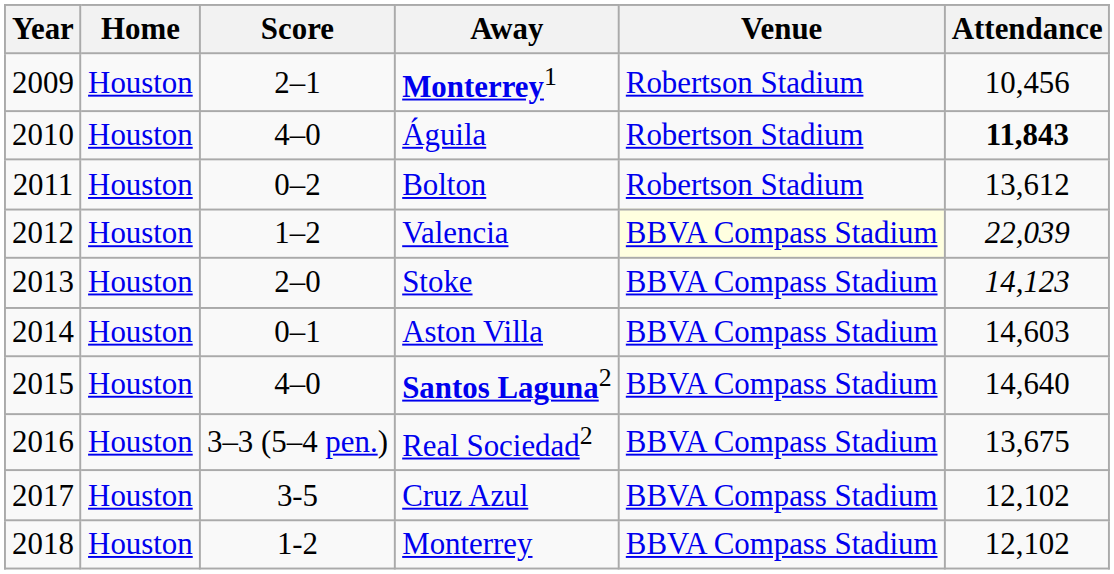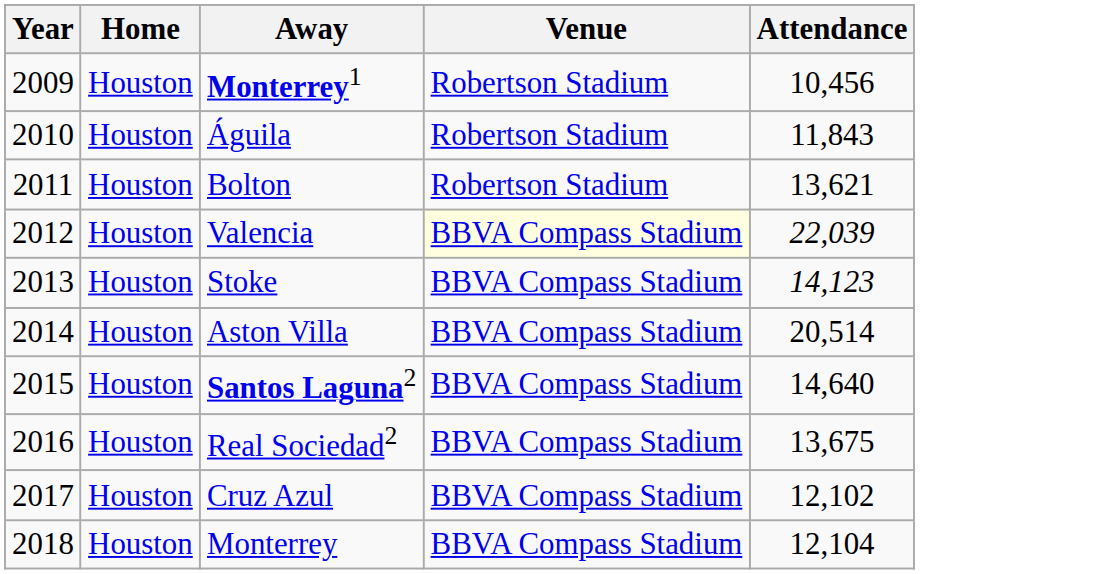- column: (297, 28)
(1027, 135) bold -> (832, 135) normal
(1027, 184) 13,612 -> (832, 184) 13,621
(1027, 331) 14,603 -> (832, 331) 20,514
(1027, 543) 12,102 -> (832, 543) 12,104
